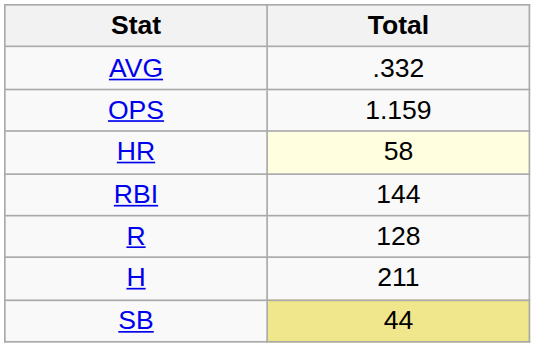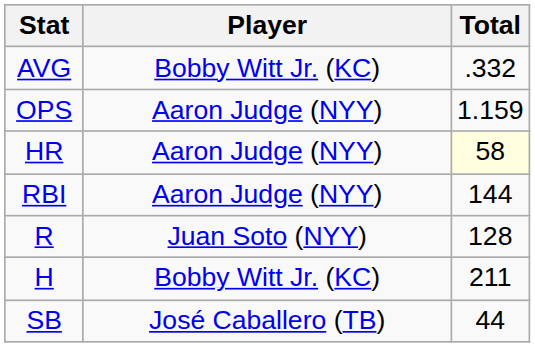+ column: (267, 25)
(398, 320) khaki background -> (490, 320) no background
